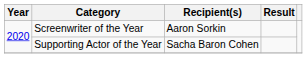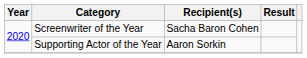(196, 28) Aaron Sorkin -> (213, 28) Sacha Baron Cohen
(213, 45) Sacha Baron Cohen -> (196, 45) Aaron Sorkin
